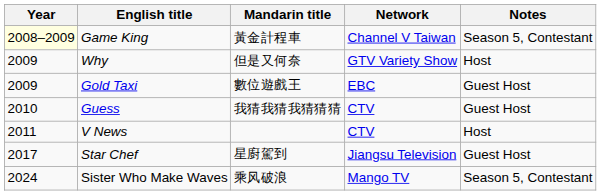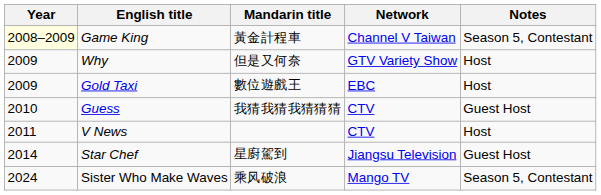(497, 85) Guest Host -> (477, 85) Host
(22, 154) 2017 -> (22, 154) 2014
